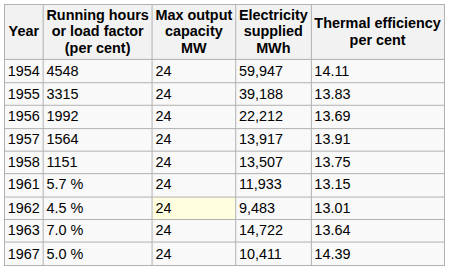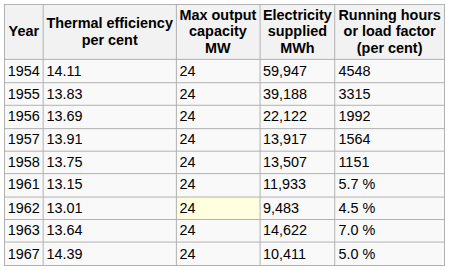columns swapped: (98, 32) <-> (378, 32)
(261, 116) 22,212 -> (285, 116) 22,122
(261, 231) 14,722 -> (285, 231) 14,622
